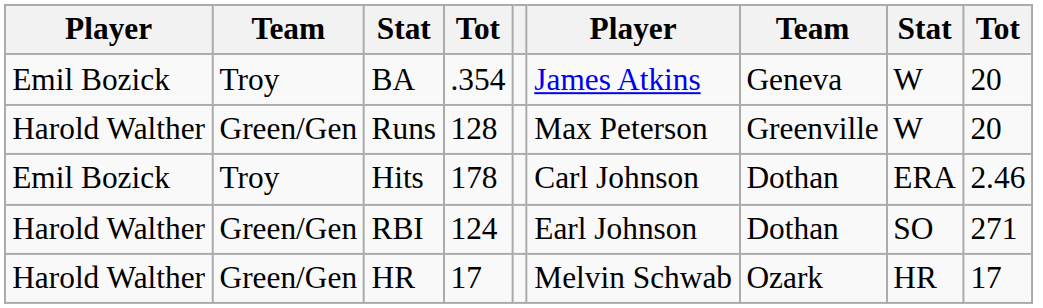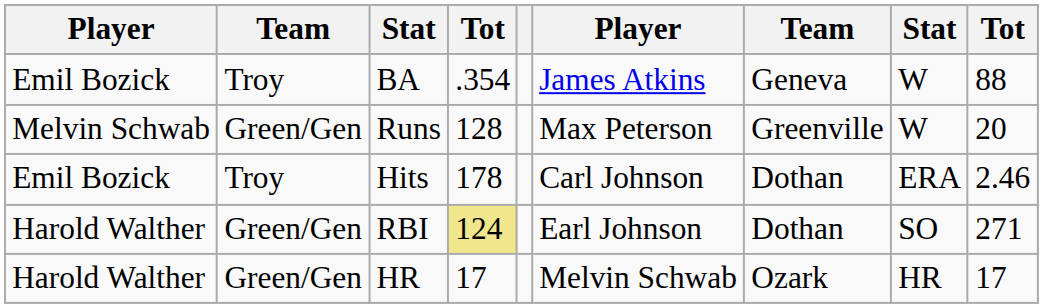(986, 79) 20 -> (991, 79) 88
(109, 128) Harold Walther -> (111, 128) Melvin Schwab
(474, 228) no background -> (479, 228) khaki background
